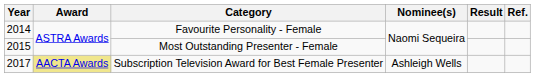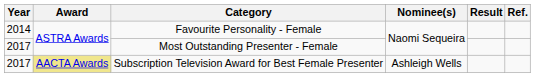(19, 47) 2015 -> (19, 47) 2017
